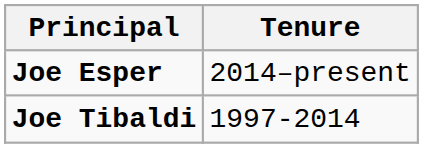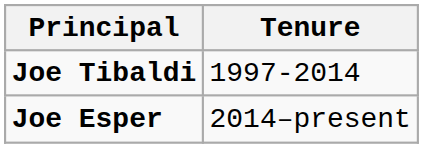rows swapped: (104, 119) <-> (87, 73)
